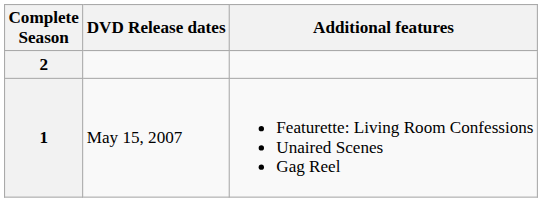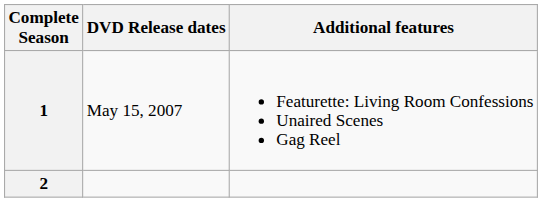rows swapped: (44, 137) <-> (44, 64)
